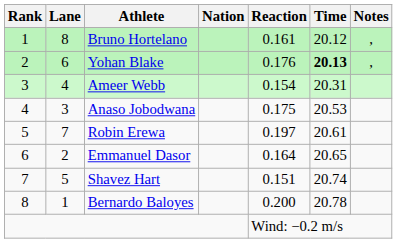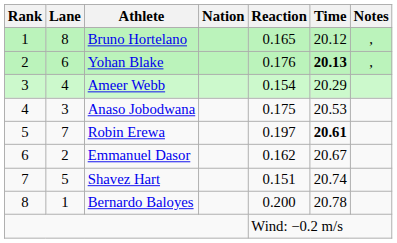(279, 39) 0.161 -> (279, 39) 0.165
(330, 86) 20.31 -> (330, 86) 20.29
(330, 132) normal -> (330, 132) bold
(279, 156) 0.164 -> (279, 156) 0.162
(330, 156) 20.65 -> (330, 156) 20.67
